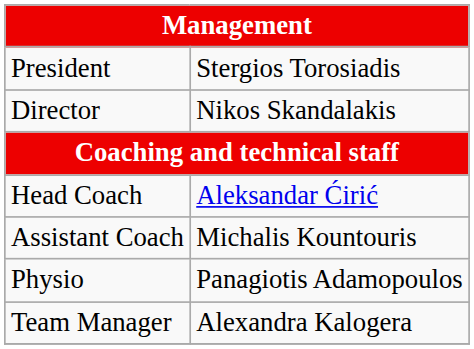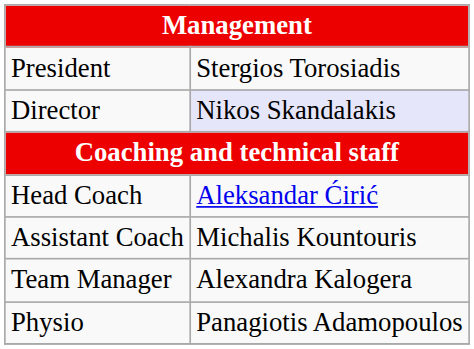(296, 110) no background -> (296, 110) lavender background
rows swapped: (91, 322) <-> (47, 279)
